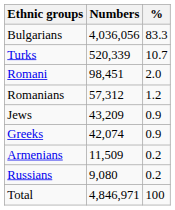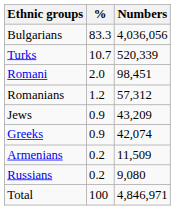columns swapped: (114, 14) <-> (157, 14)
